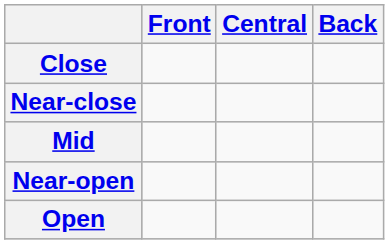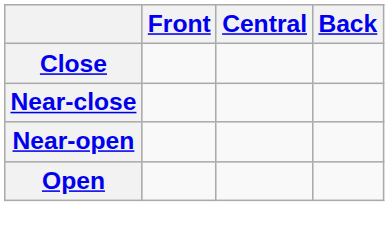- row: (73, 141)
